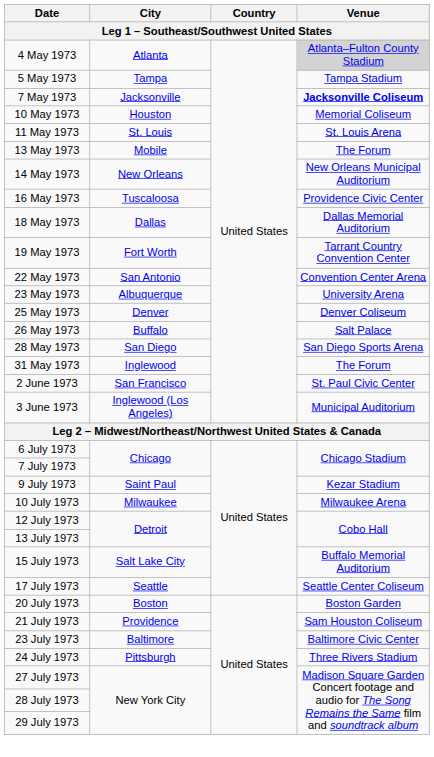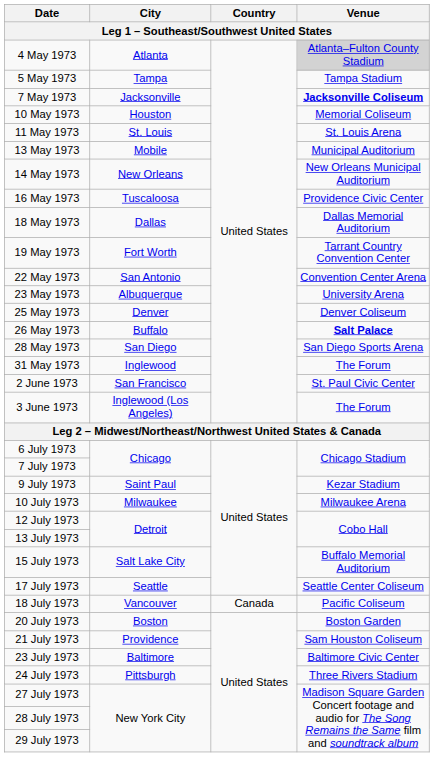(363, 150) The Forum -> (363, 150) Municipal Auditorium
(363, 330) normal -> (363, 330) bold
(363, 407) Municipal Auditorium -> (363, 407) The Forum
+ row: (47, 604)
